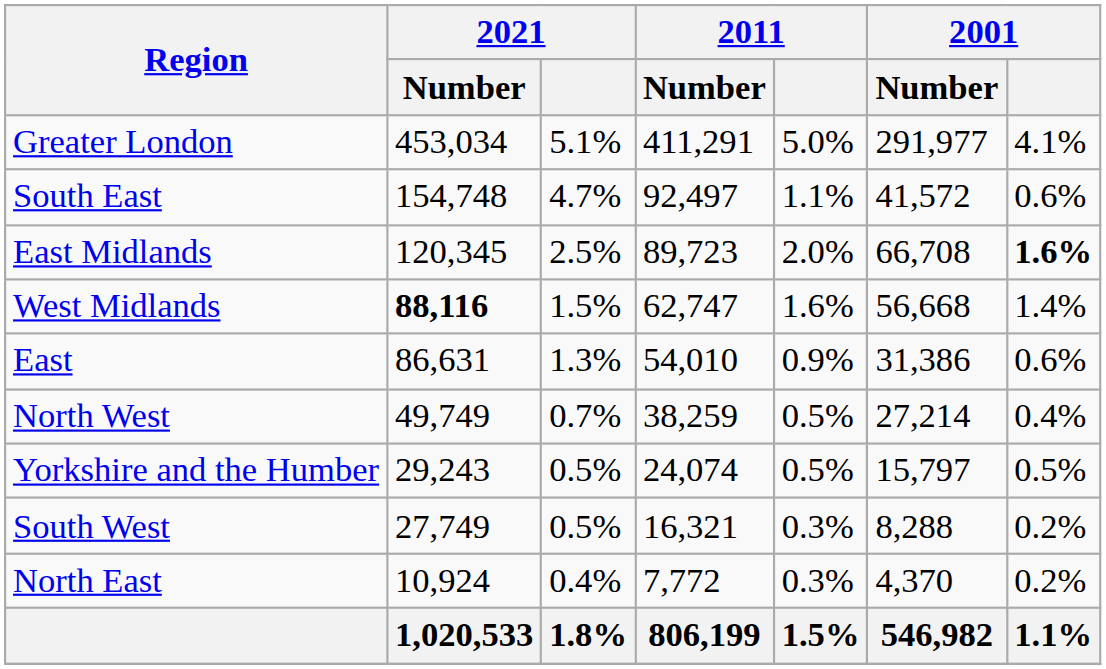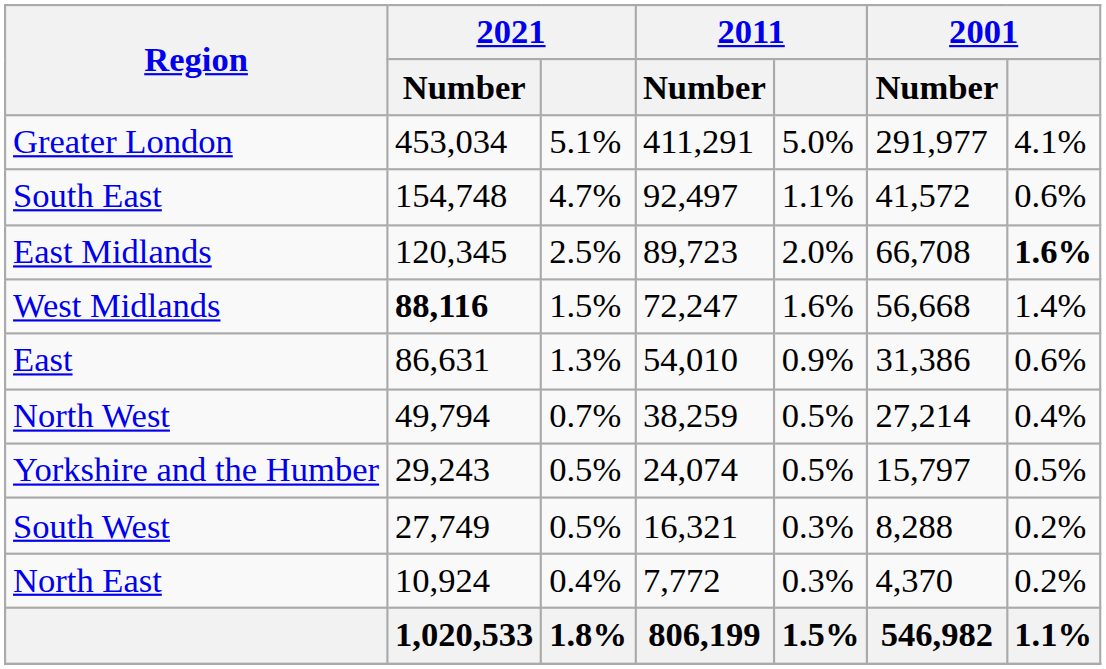(690, 305) 62,747 -> (690, 305) 72,247
(443, 415) 49,749 -> (443, 415) 49,794
